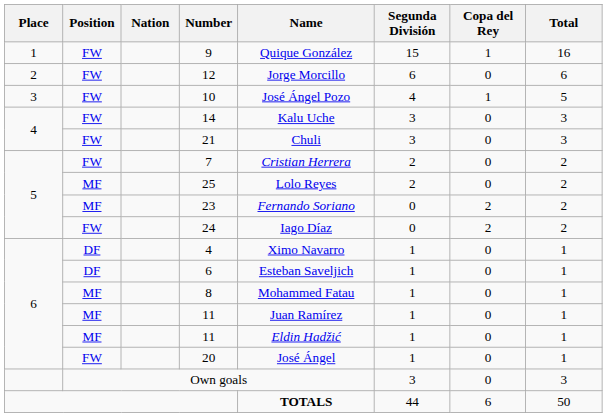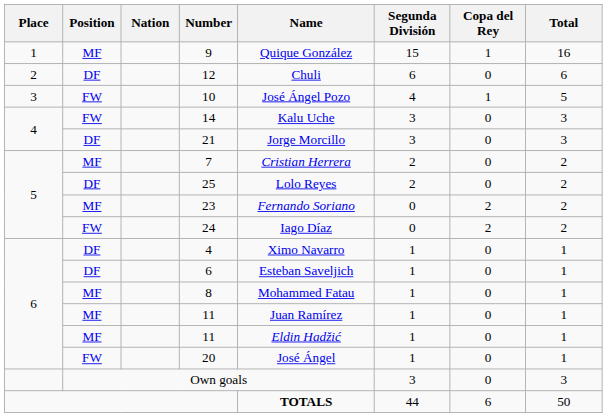(92, 53) FW -> (92, 53) MF
(92, 74) FW -> (92, 74) DF
(306, 74) Jorge Morcillo -> (306, 74) Chuli
(92, 140) FW -> (92, 140) DF
(306, 140) Chuli -> (306, 140) Jorge Morcillo
(92, 162) FW -> (92, 162) MF
(92, 183) MF -> (92, 183) DF
